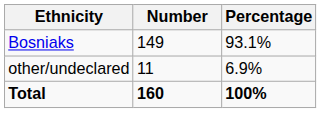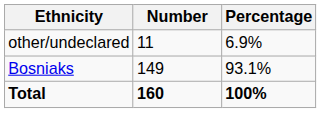rows swapped: (41, 42) <-> (69, 68)
